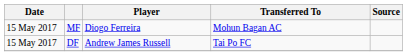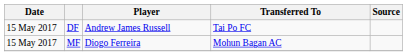rows swapped: (73, 43) <-> (73, 27)
